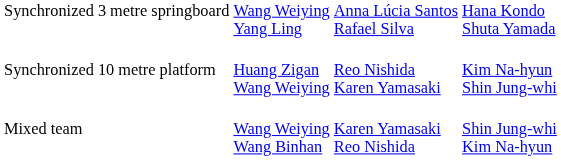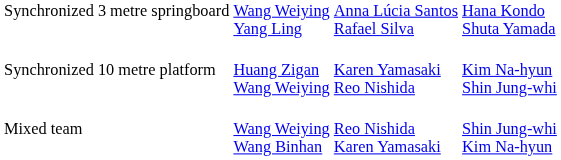(387, 78) Reo Nishida Karen Yamasaki -> (387, 78) Karen Yamasaki Reo Nishida
(387, 138) Karen Yamasaki Reo Nishida -> (387, 138) Reo Nishida Karen Yamasaki
